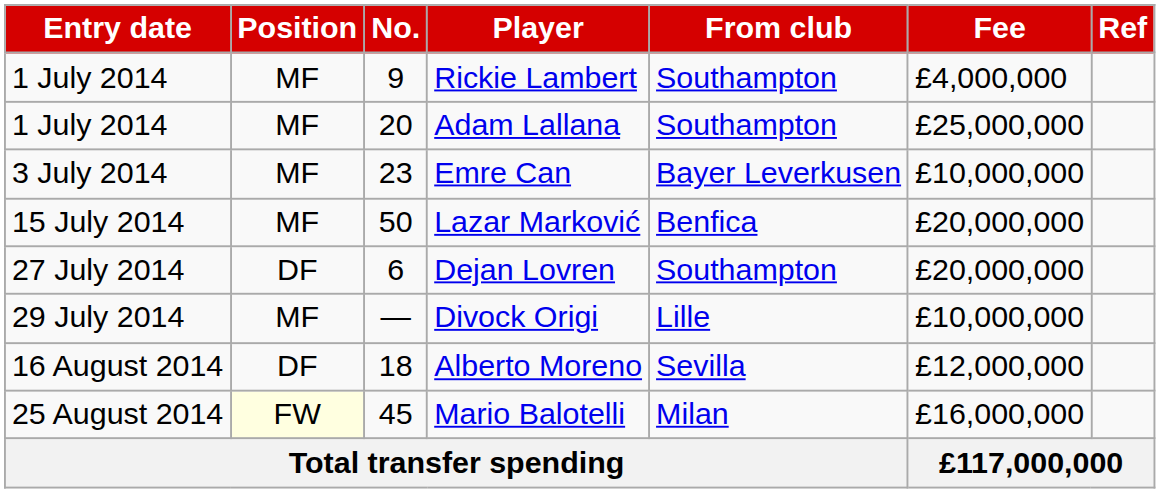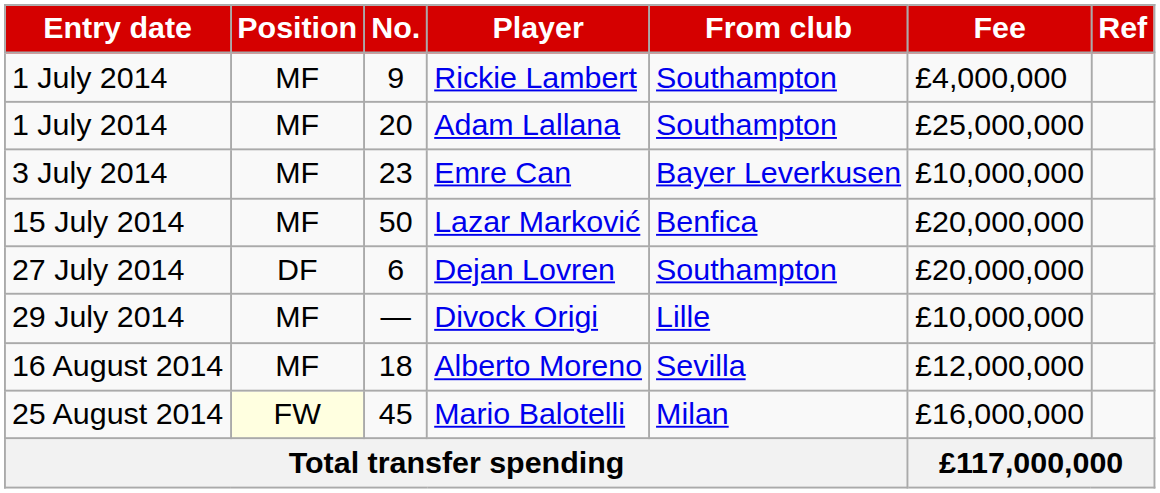(297, 366) DF -> (297, 366) MF
